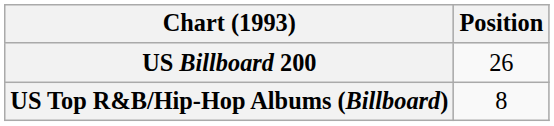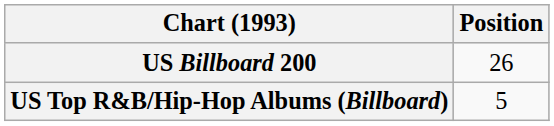(501, 100) 8 -> (501, 100) 5
